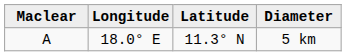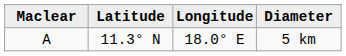columns swapped: (215, 16) <-> (131, 16)
